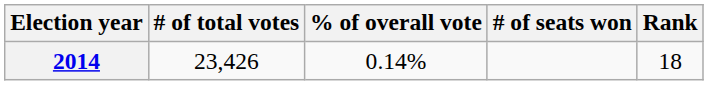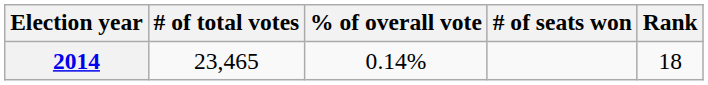(226, 60) 23,426 -> (226, 60) 23,465
